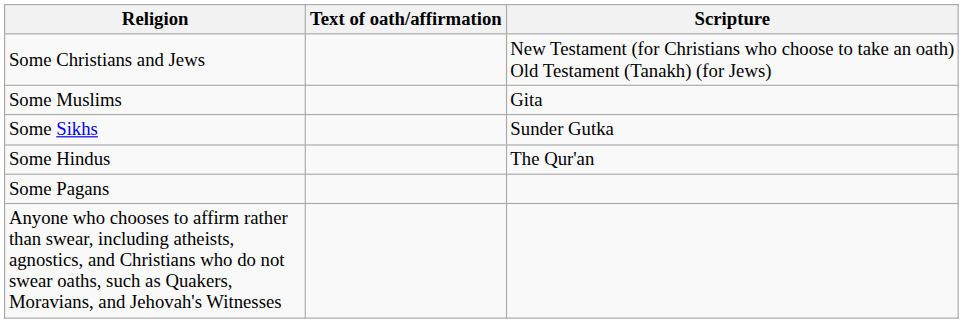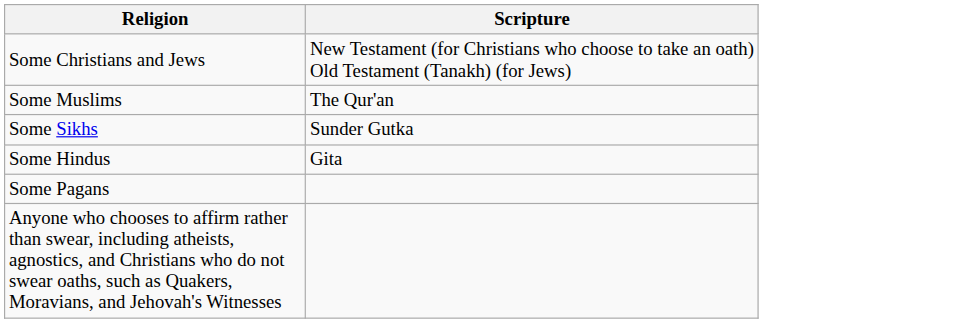- column: (406, 19)
(526, 99) Gita -> (352, 99) The Qur'an
(552, 159) The Qur'an -> (326, 159) Gita
